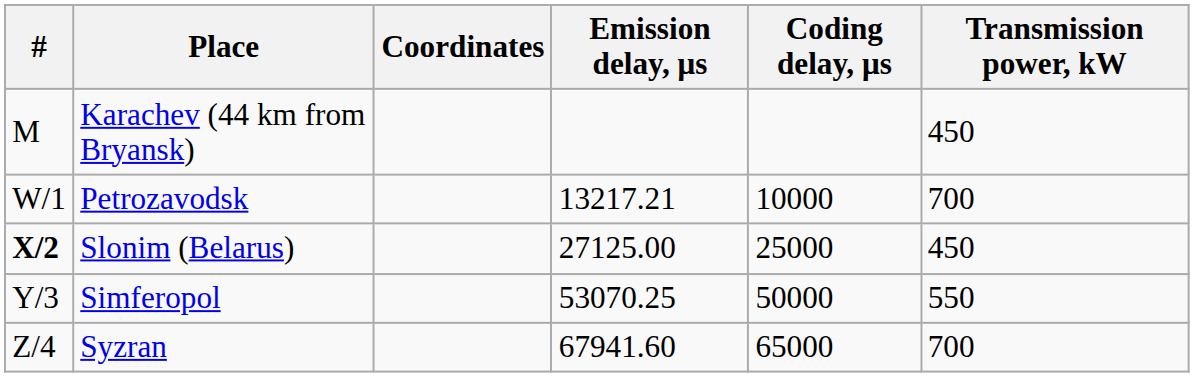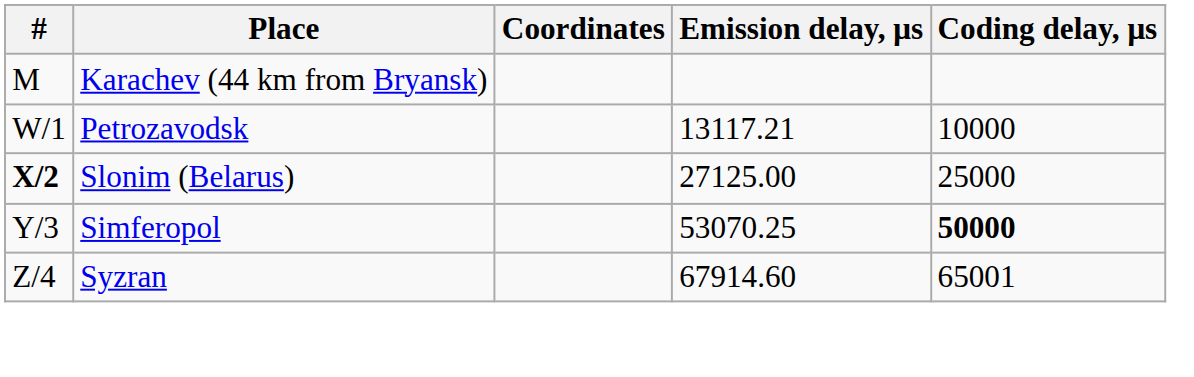- column: (1055, 46)
(617, 198) 13217.21 -> (737, 128) 13117.21
(794, 297) normal -> (977, 227) bold
(617, 346) 67941.60 -> (738, 276) 67914.60
(794, 346) 65000 -> (977, 276) 65001
